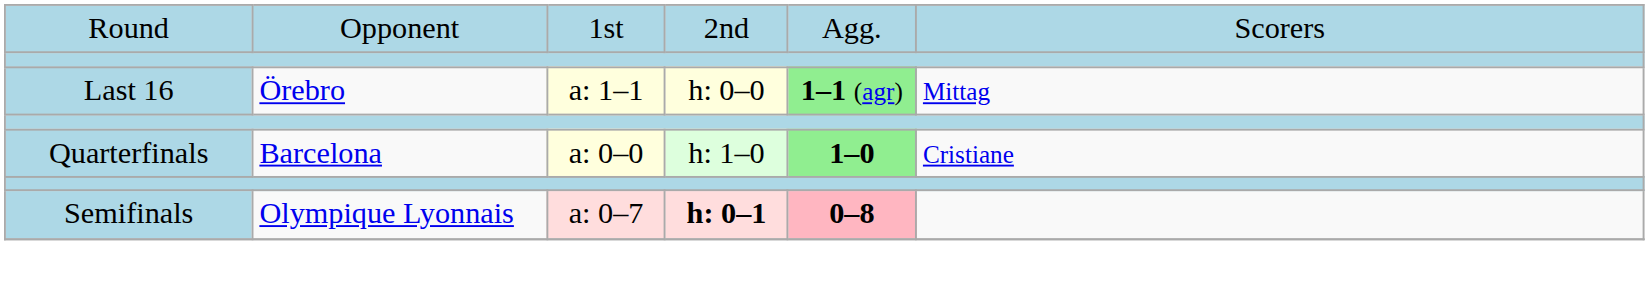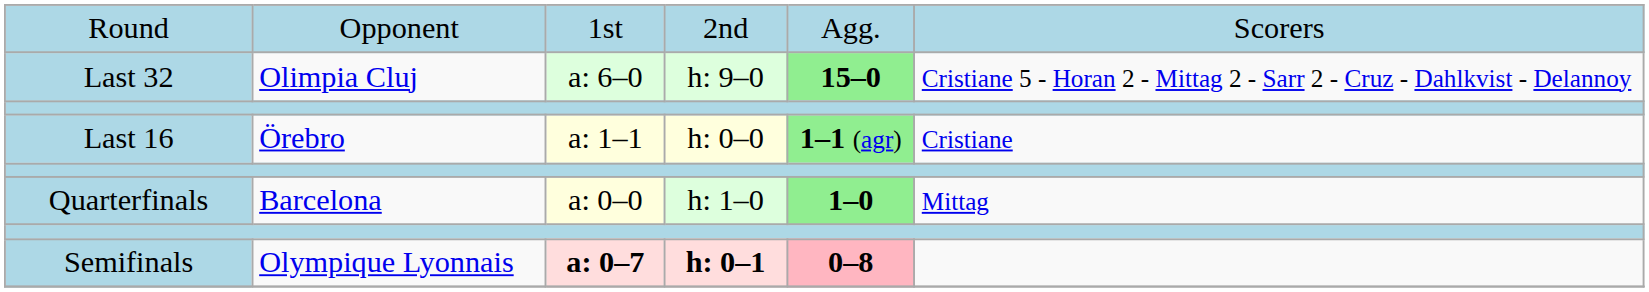+ row: (129, 76)
(957, 92) Mittag -> (967, 140) Cristiane
(968, 154) Cristiane -> (955, 202) Mittag
(606, 214) normal -> (605, 262) bold
